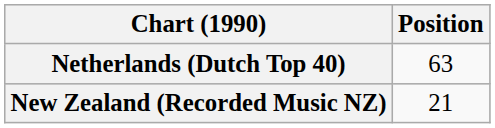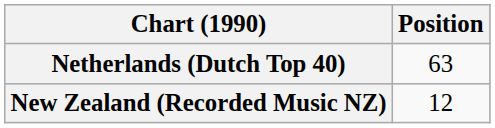(441, 102) 21 -> (441, 102) 12
